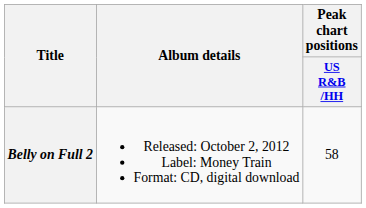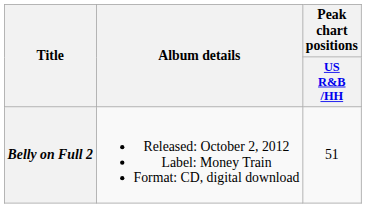(332, 154) 58 -> (332, 154) 51
